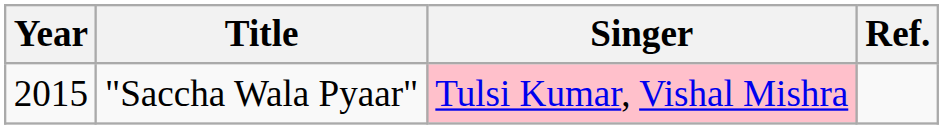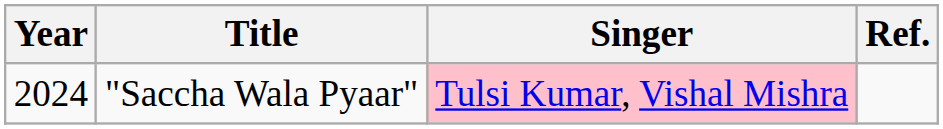(51, 92) 2015 -> (51, 92) 2024
